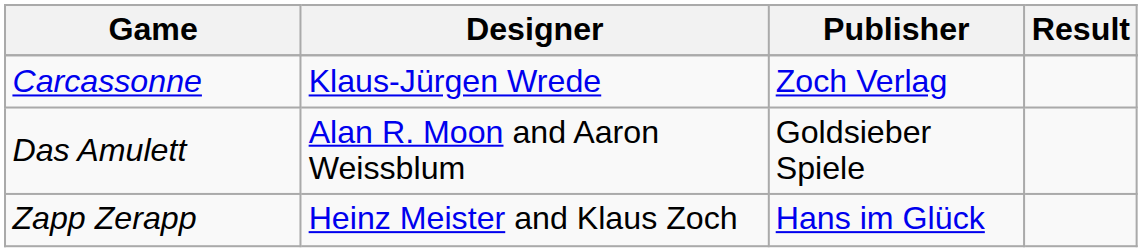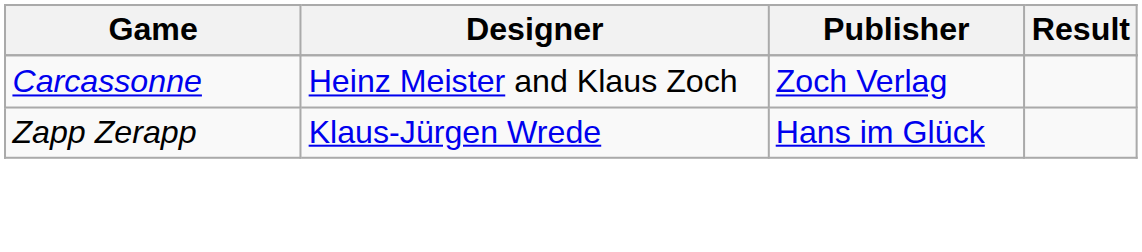(455, 81) Klaus-Jürgen Wrede -> (523, 81) Heinz Meister and Klaus Zoch
- row: (99, 150)
(523, 219) Heinz Meister and Klaus Zoch -> (455, 132) Klaus-Jürgen Wrede
